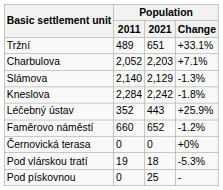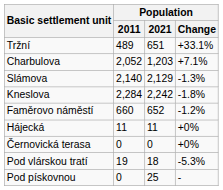(160, 62) 2,203 -> (160, 62) 1,203
- row: (40, 111)
+ row: (26, 128)
